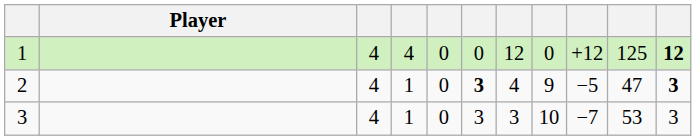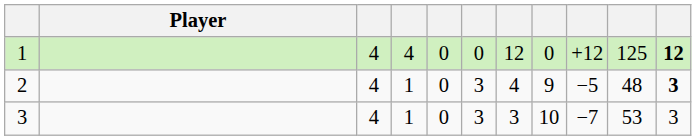(479, 85) bold -> (479, 85) normal
(632, 85) 47 -> (632, 85) 48
